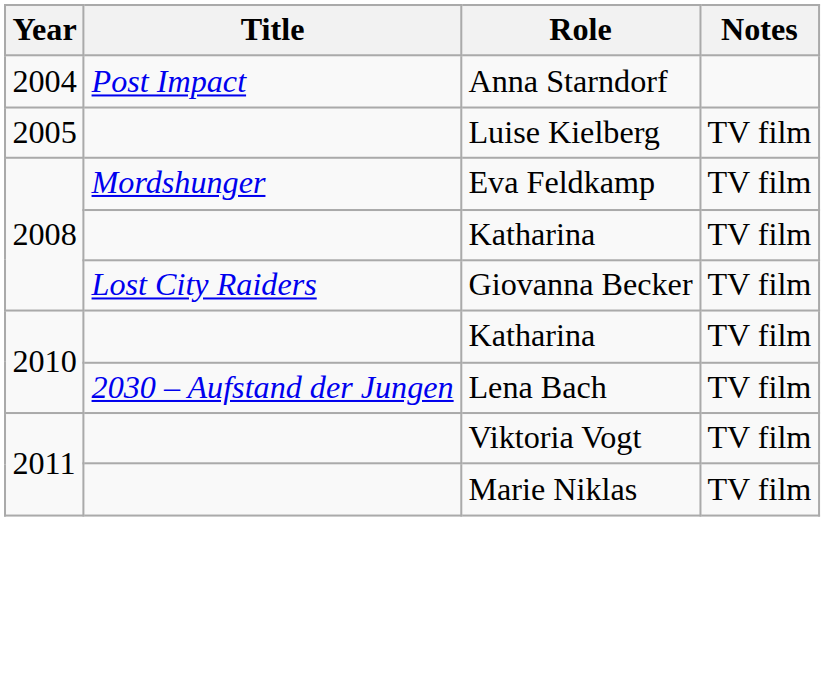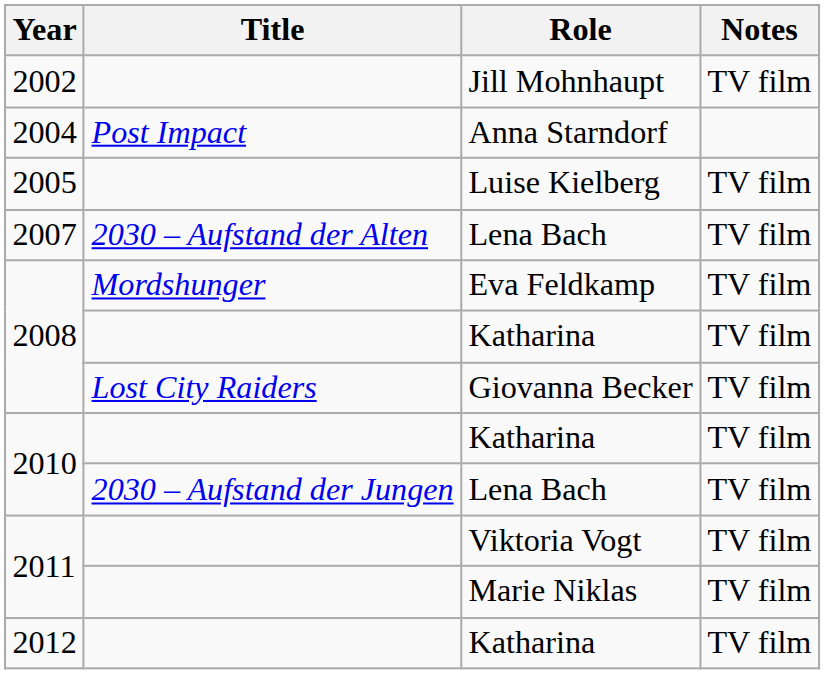+ row: (45, 81)
+ row: (45, 234)
+ row: (45, 642)
